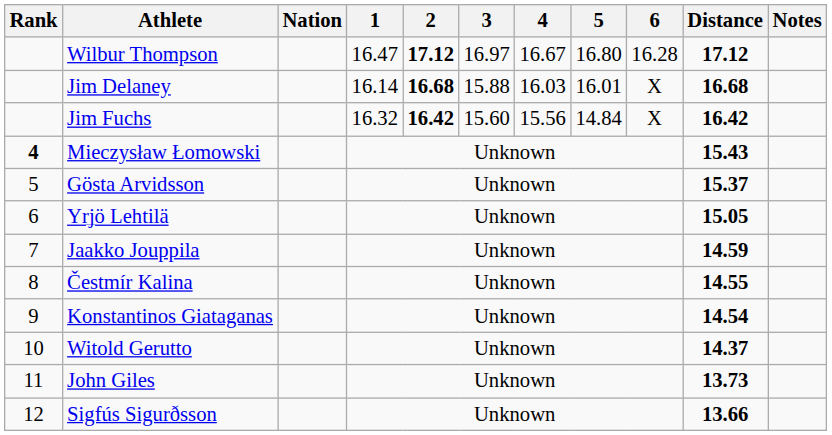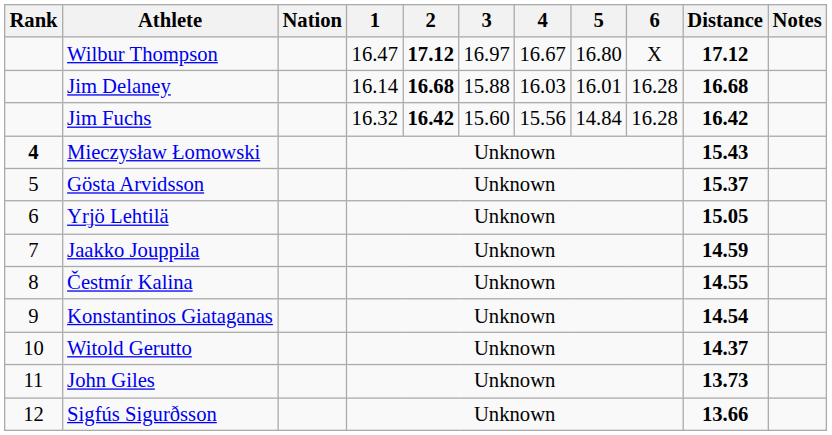(655, 53) 16.28 -> (655, 53) X
(655, 86) X -> (655, 86) 16.28
(655, 119) X -> (655, 119) 16.28
